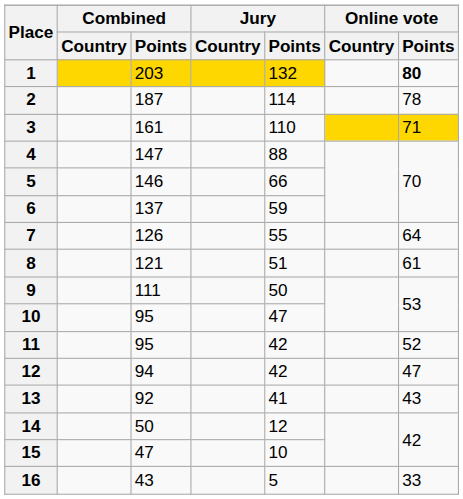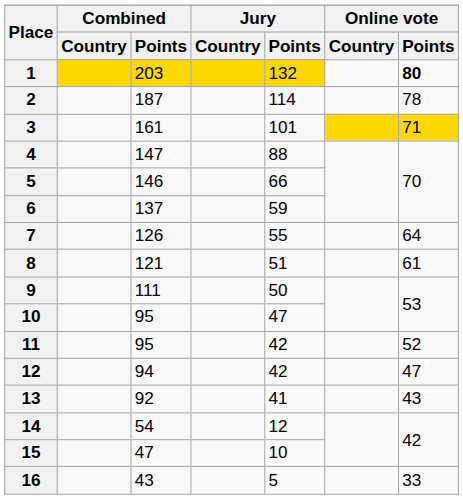(282, 127) 110 -> (283, 127) 101
(144, 426) 50 -> (144, 426) 54
